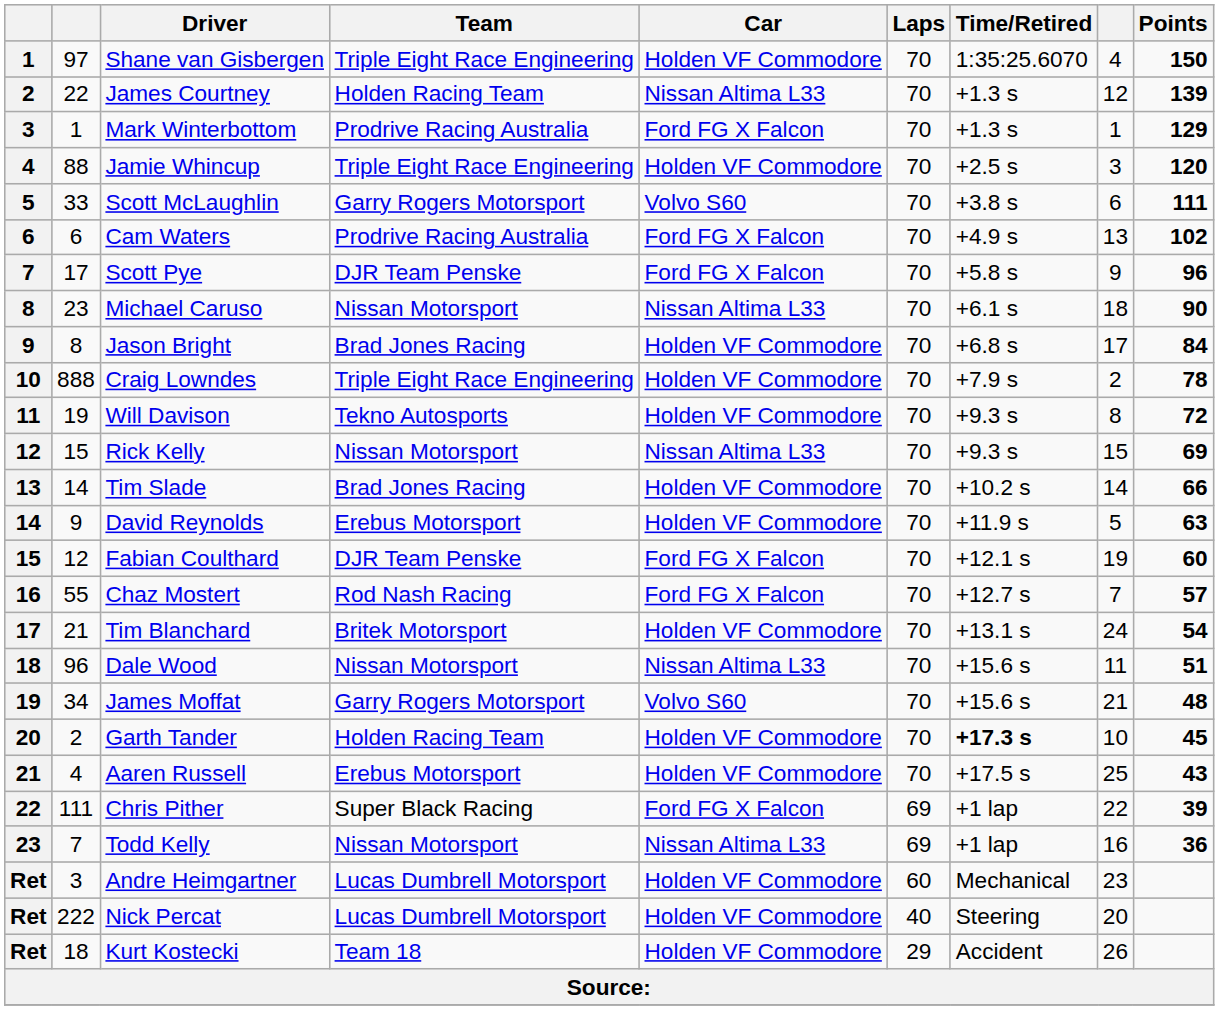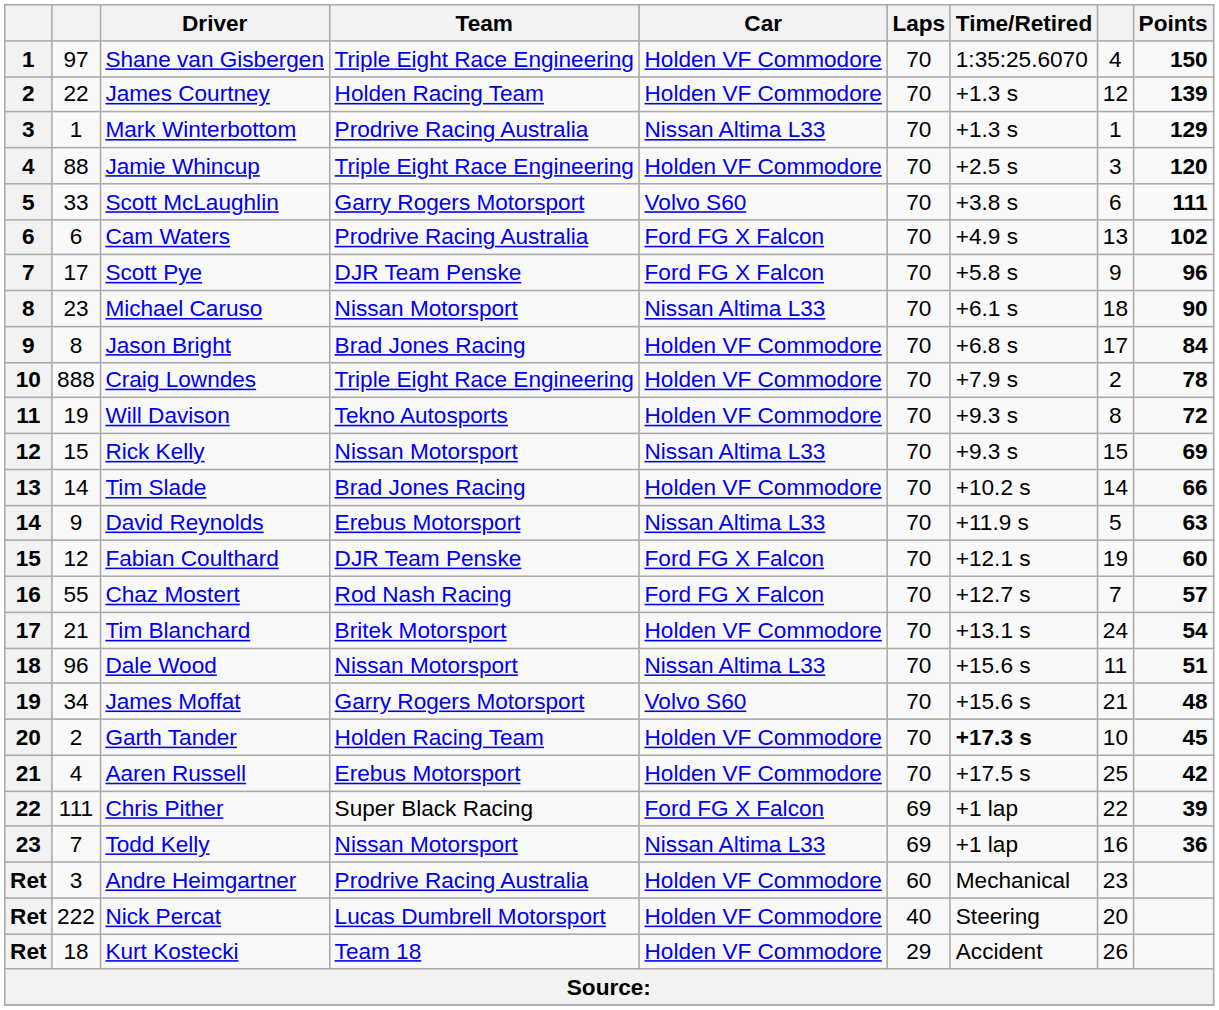(735, 94) Nissan Altima L33 -> (763, 94) Holden VF Commodore
(734, 130) Ford FG X Falcon -> (735, 130) Nissan Altima L33
(763, 523) Holden VF Commodore -> (735, 523) Nissan Altima L33
(1195, 773) 43 -> (1195, 773) 42
(470, 880) Lucas Dumbrell Motorsport -> (461, 880) Prodrive Racing Australia
